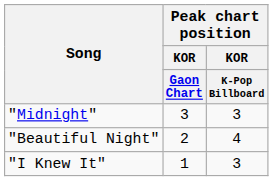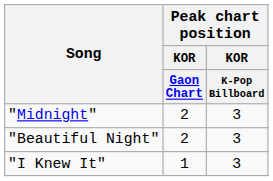(184, 115) 3 -> (184, 115) 2
(237, 140) 4 -> (237, 140) 3
